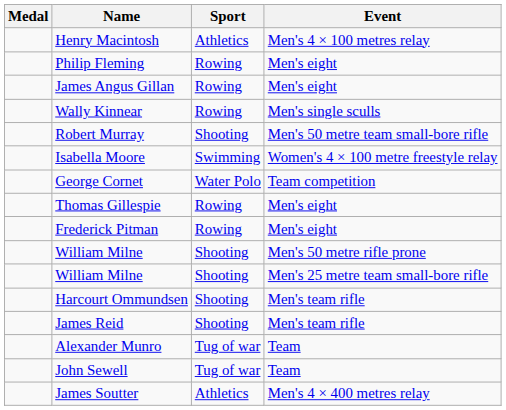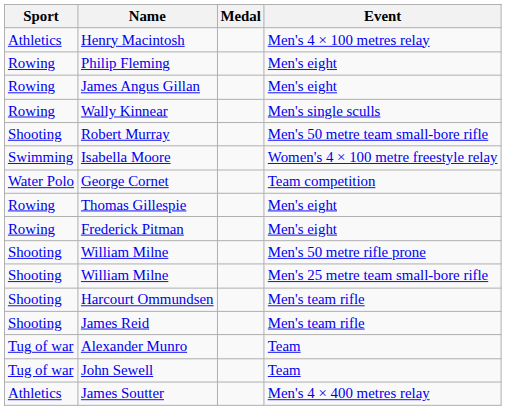columns swapped: (28, 16) <-> (228, 16)
